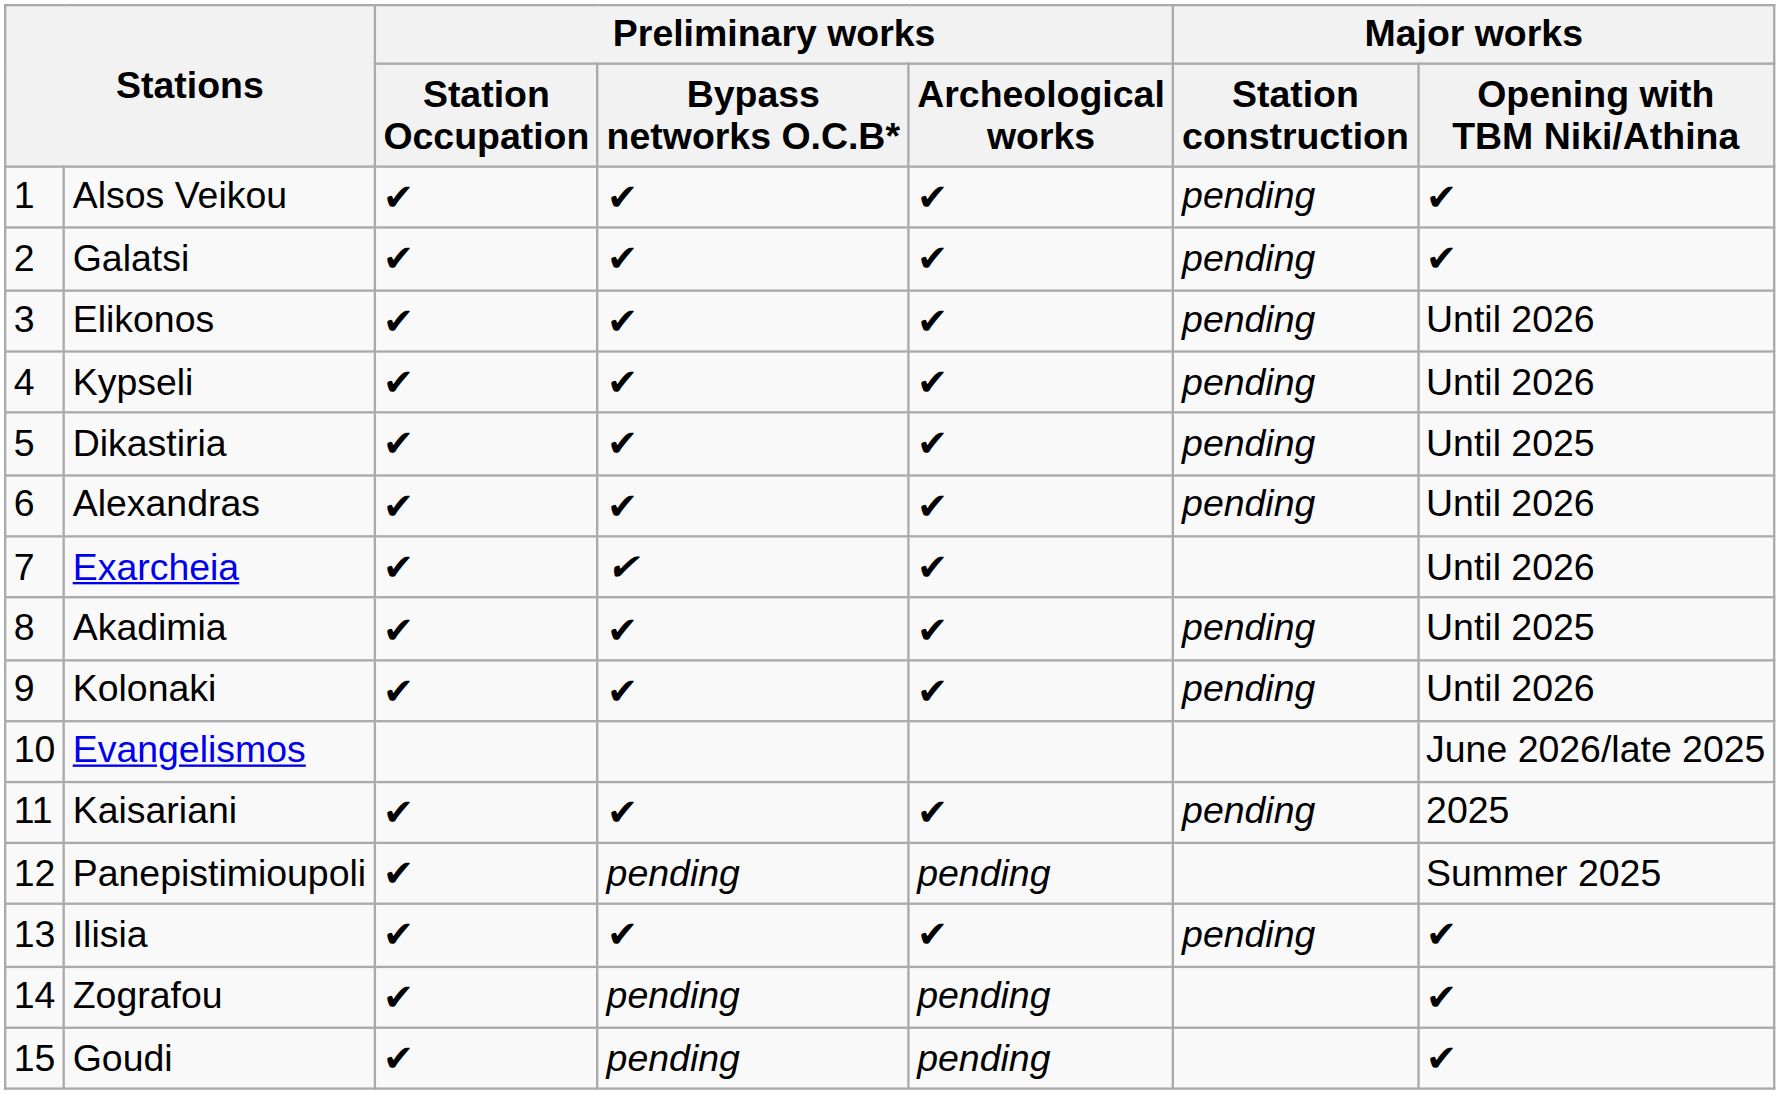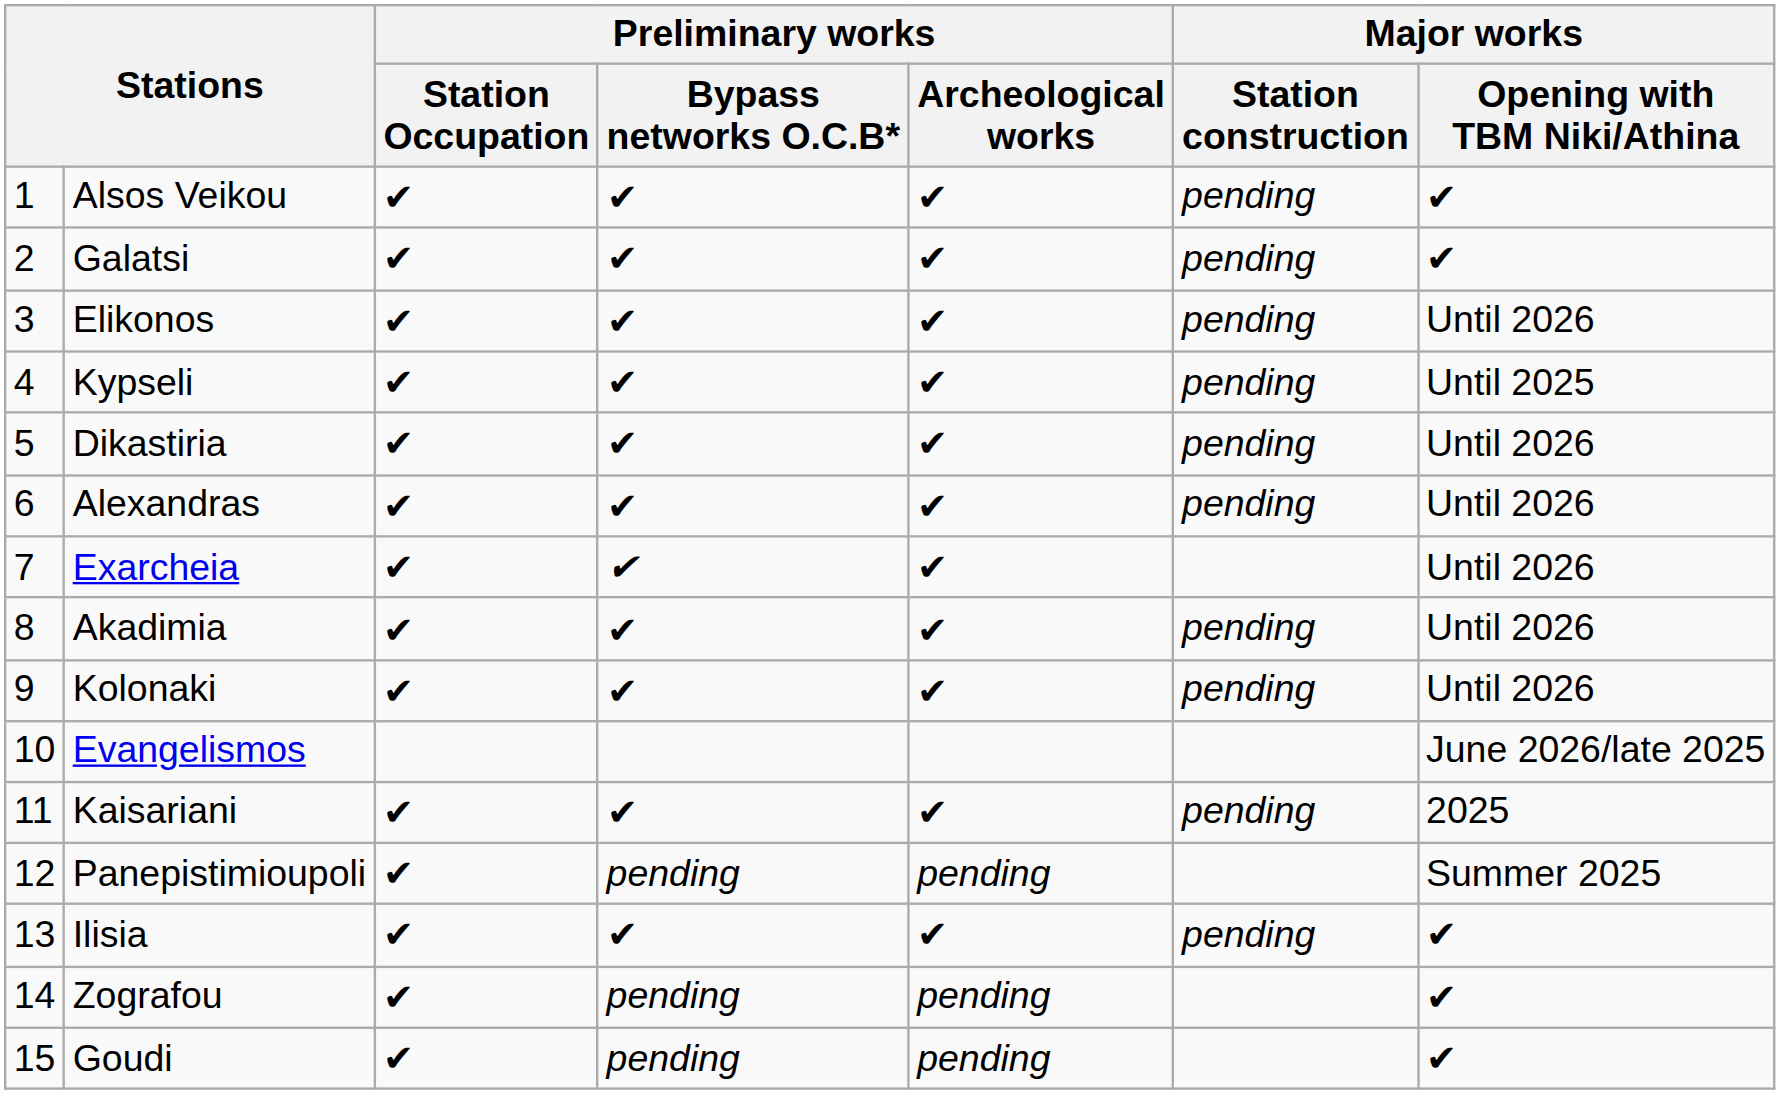(1510, 381) Until 2026 -> (1510, 381) Until 2025
(1510, 443) Until 2025 -> (1510, 443) Until 2026
(1510, 628) Until 2025 -> (1510, 628) Until 2026
